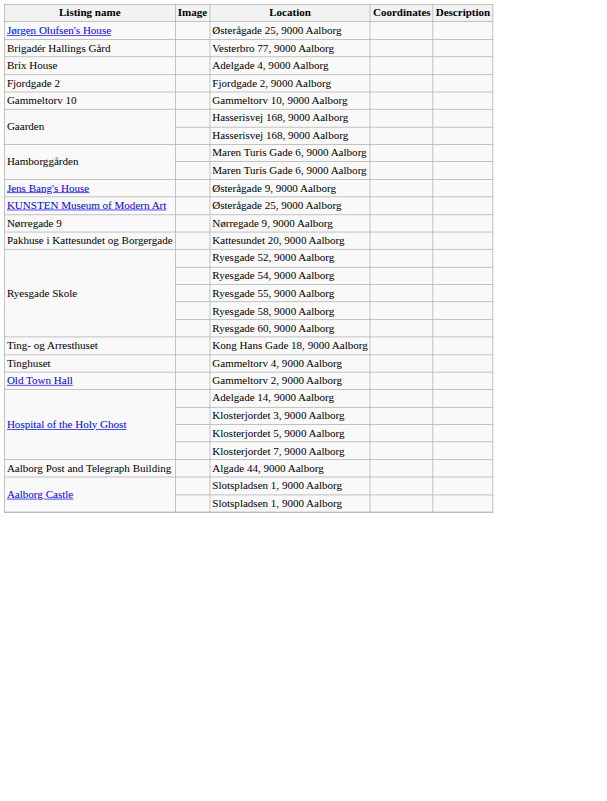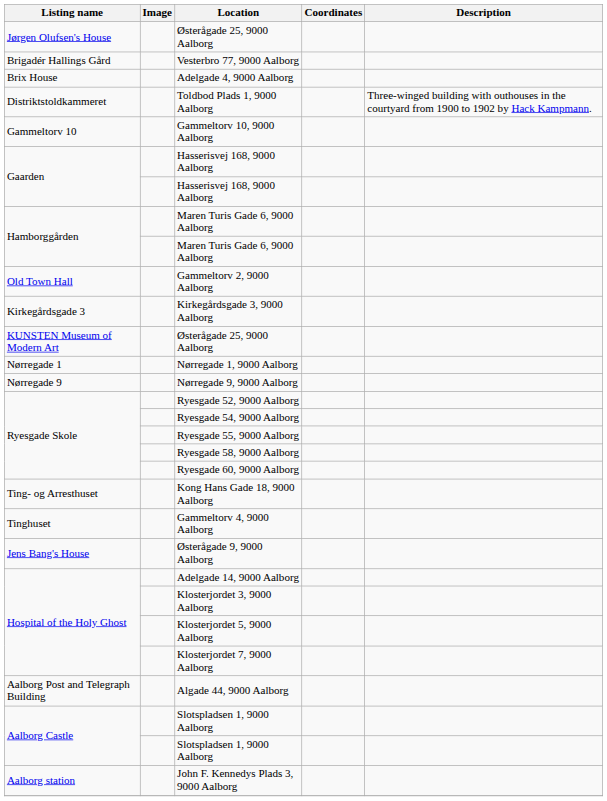+ row: (57, 101)
- row: (33, 83)
rows swapped: (48, 188) <-> (40, 380)
+ row: (46, 311)
+ row: (34, 365)
- row: (90, 240)
+ row: (41, 780)
